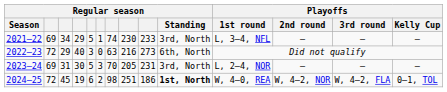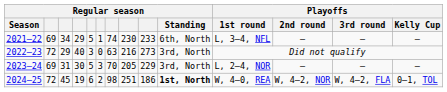(185, 39) 3rd, North -> (185, 39) 6th, North
(185, 53) 6th, North -> (185, 53) 3rd, North
(148, 66) 231 -> (148, 66) 229
